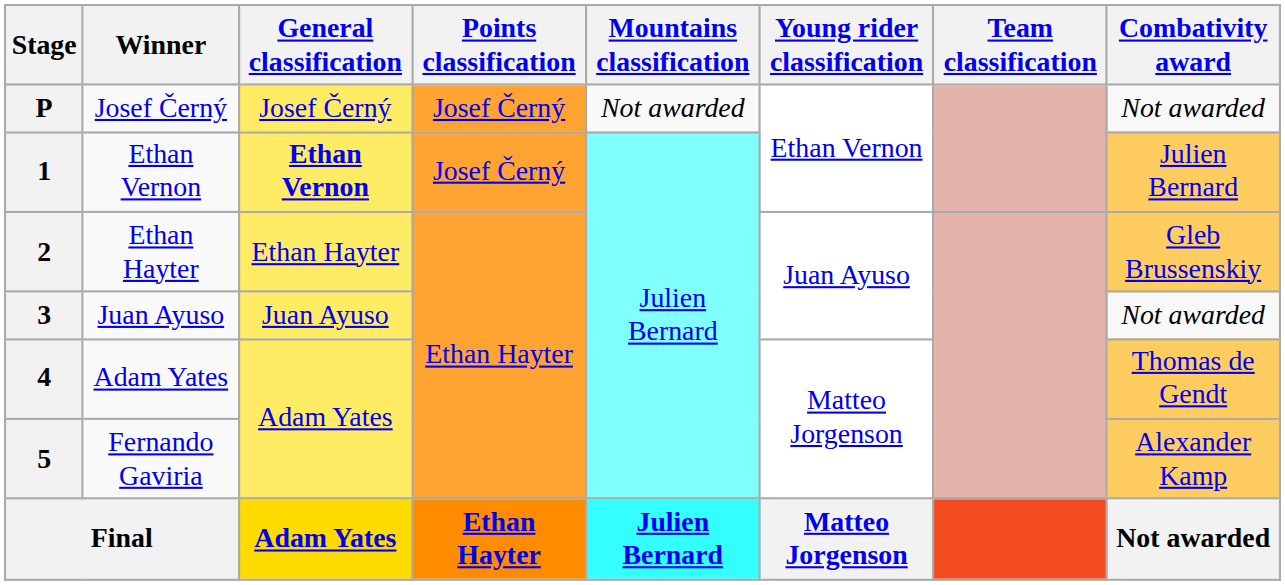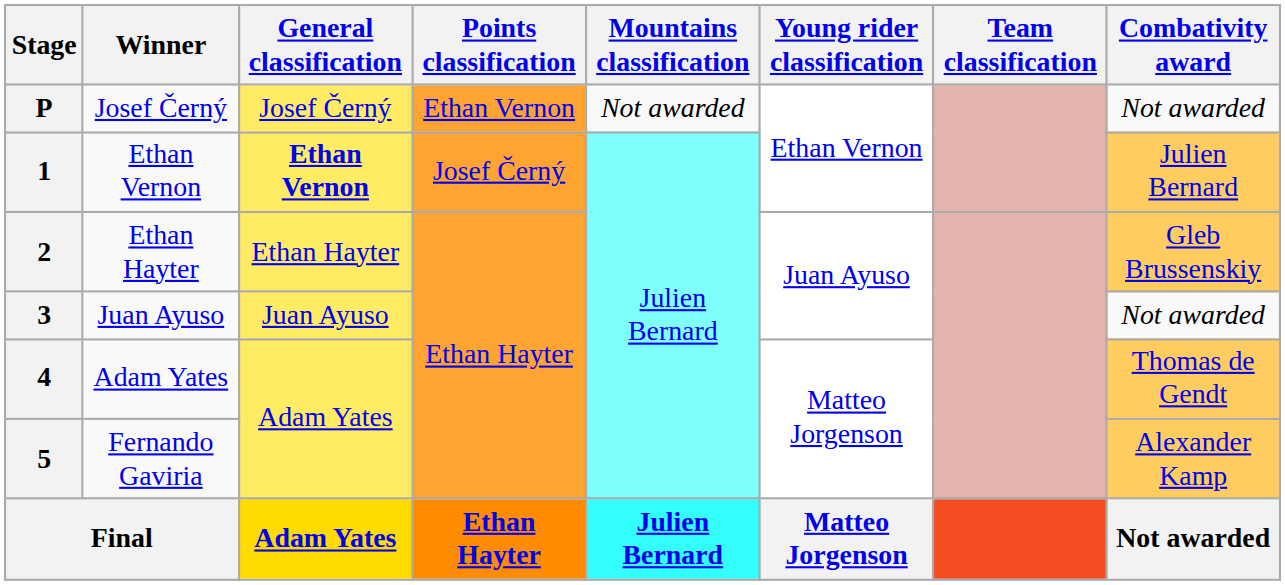(499, 108) Josef Černý -> (499, 108) Ethan Vernon
